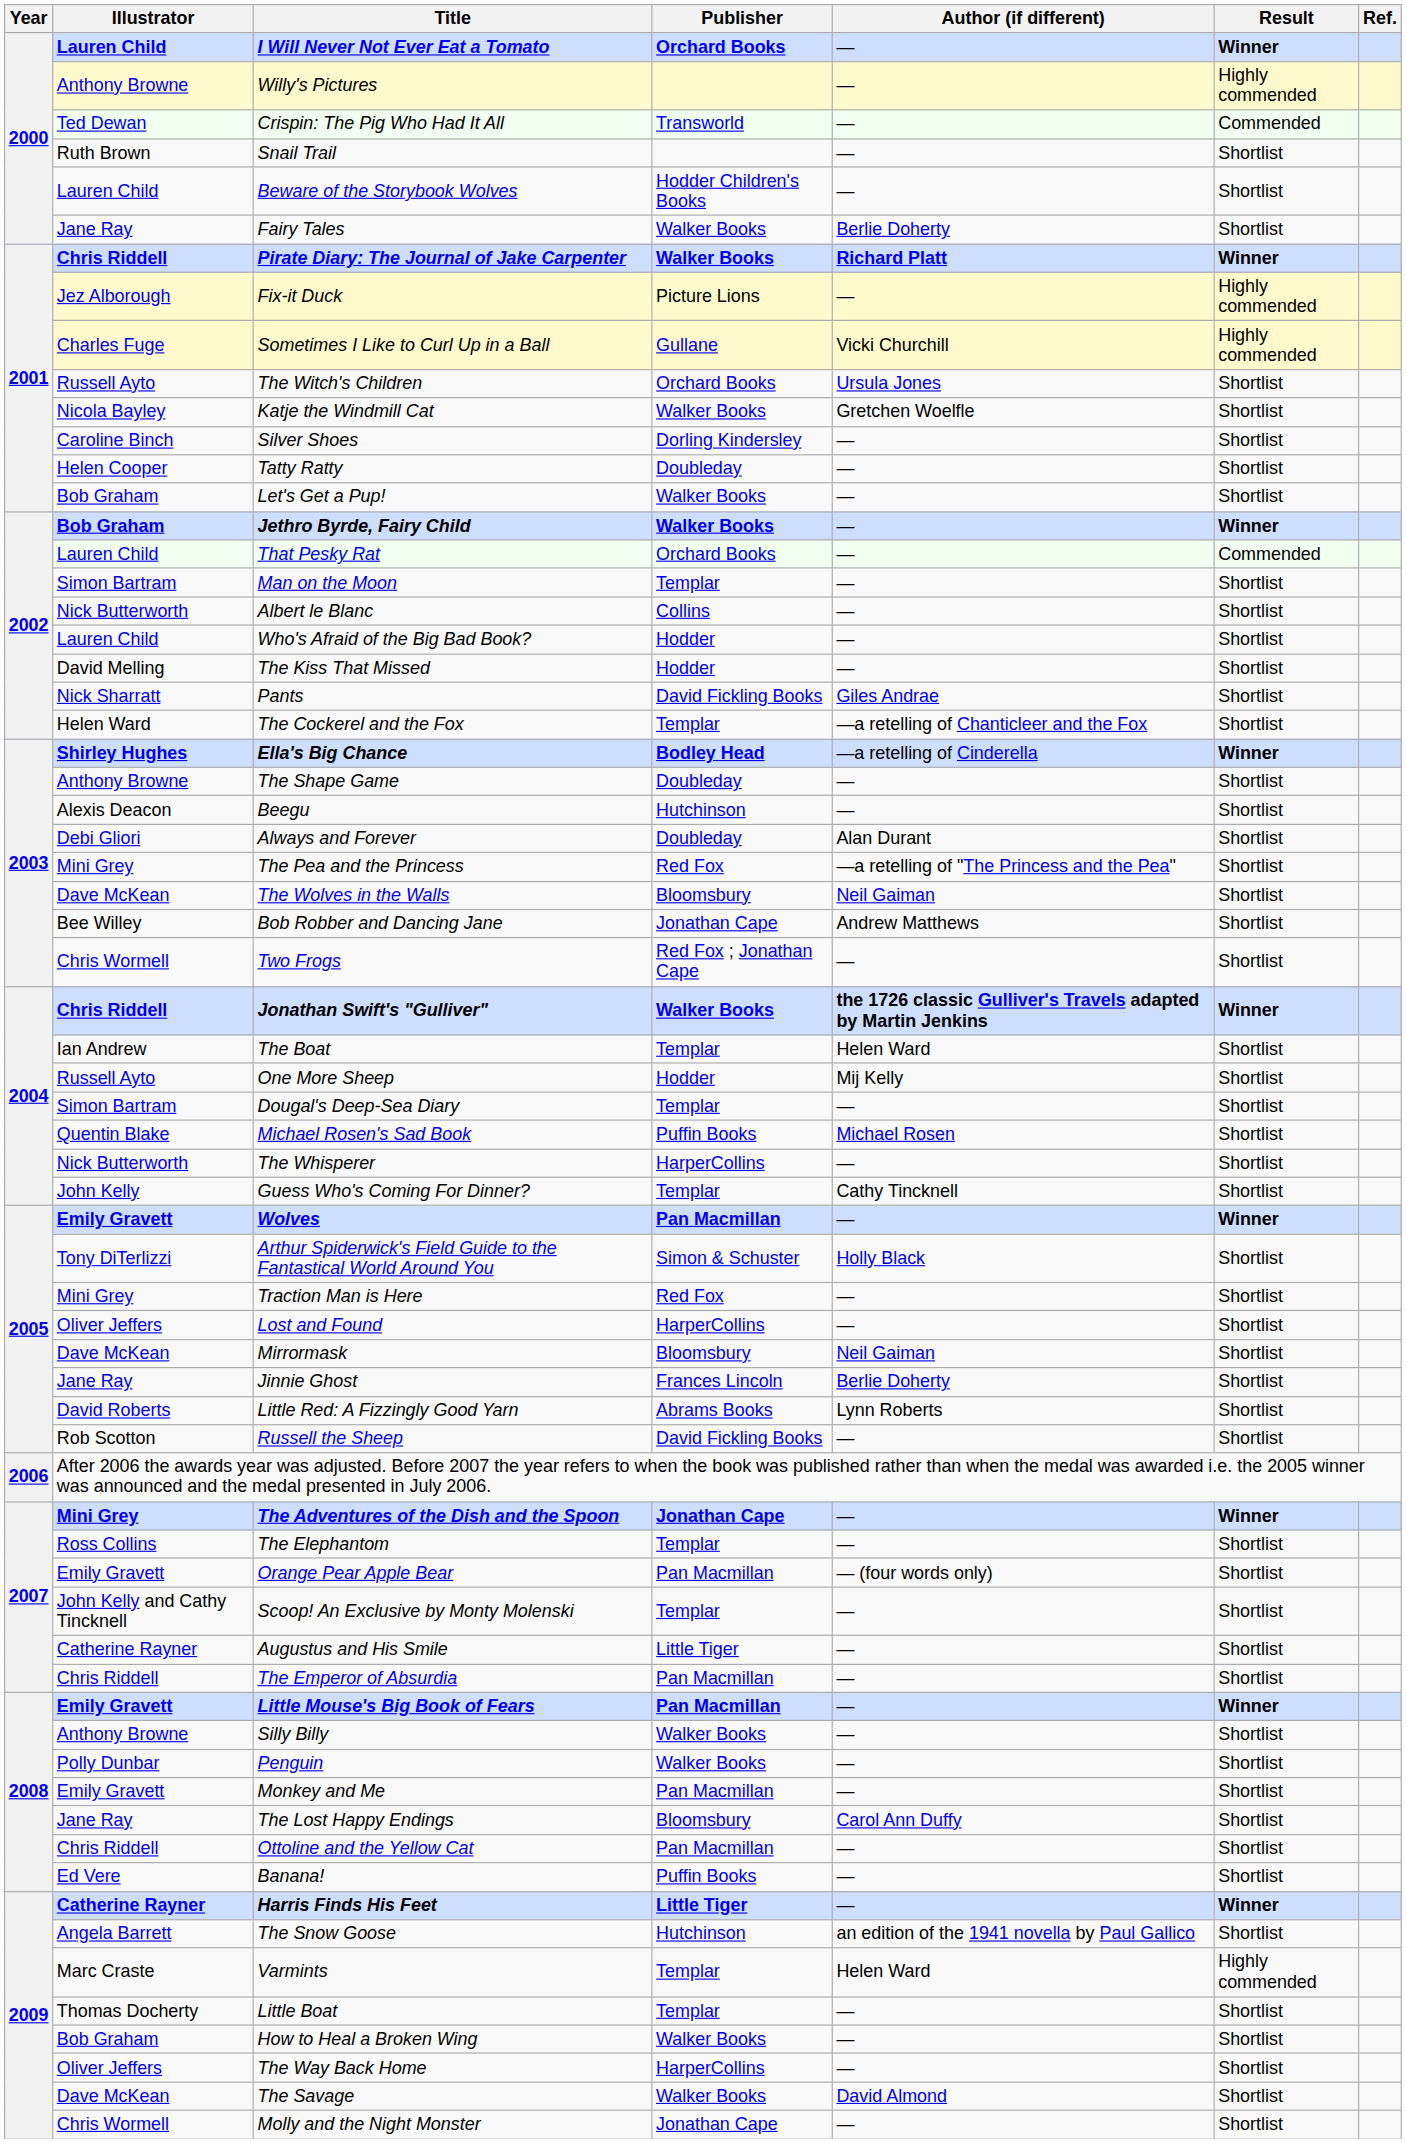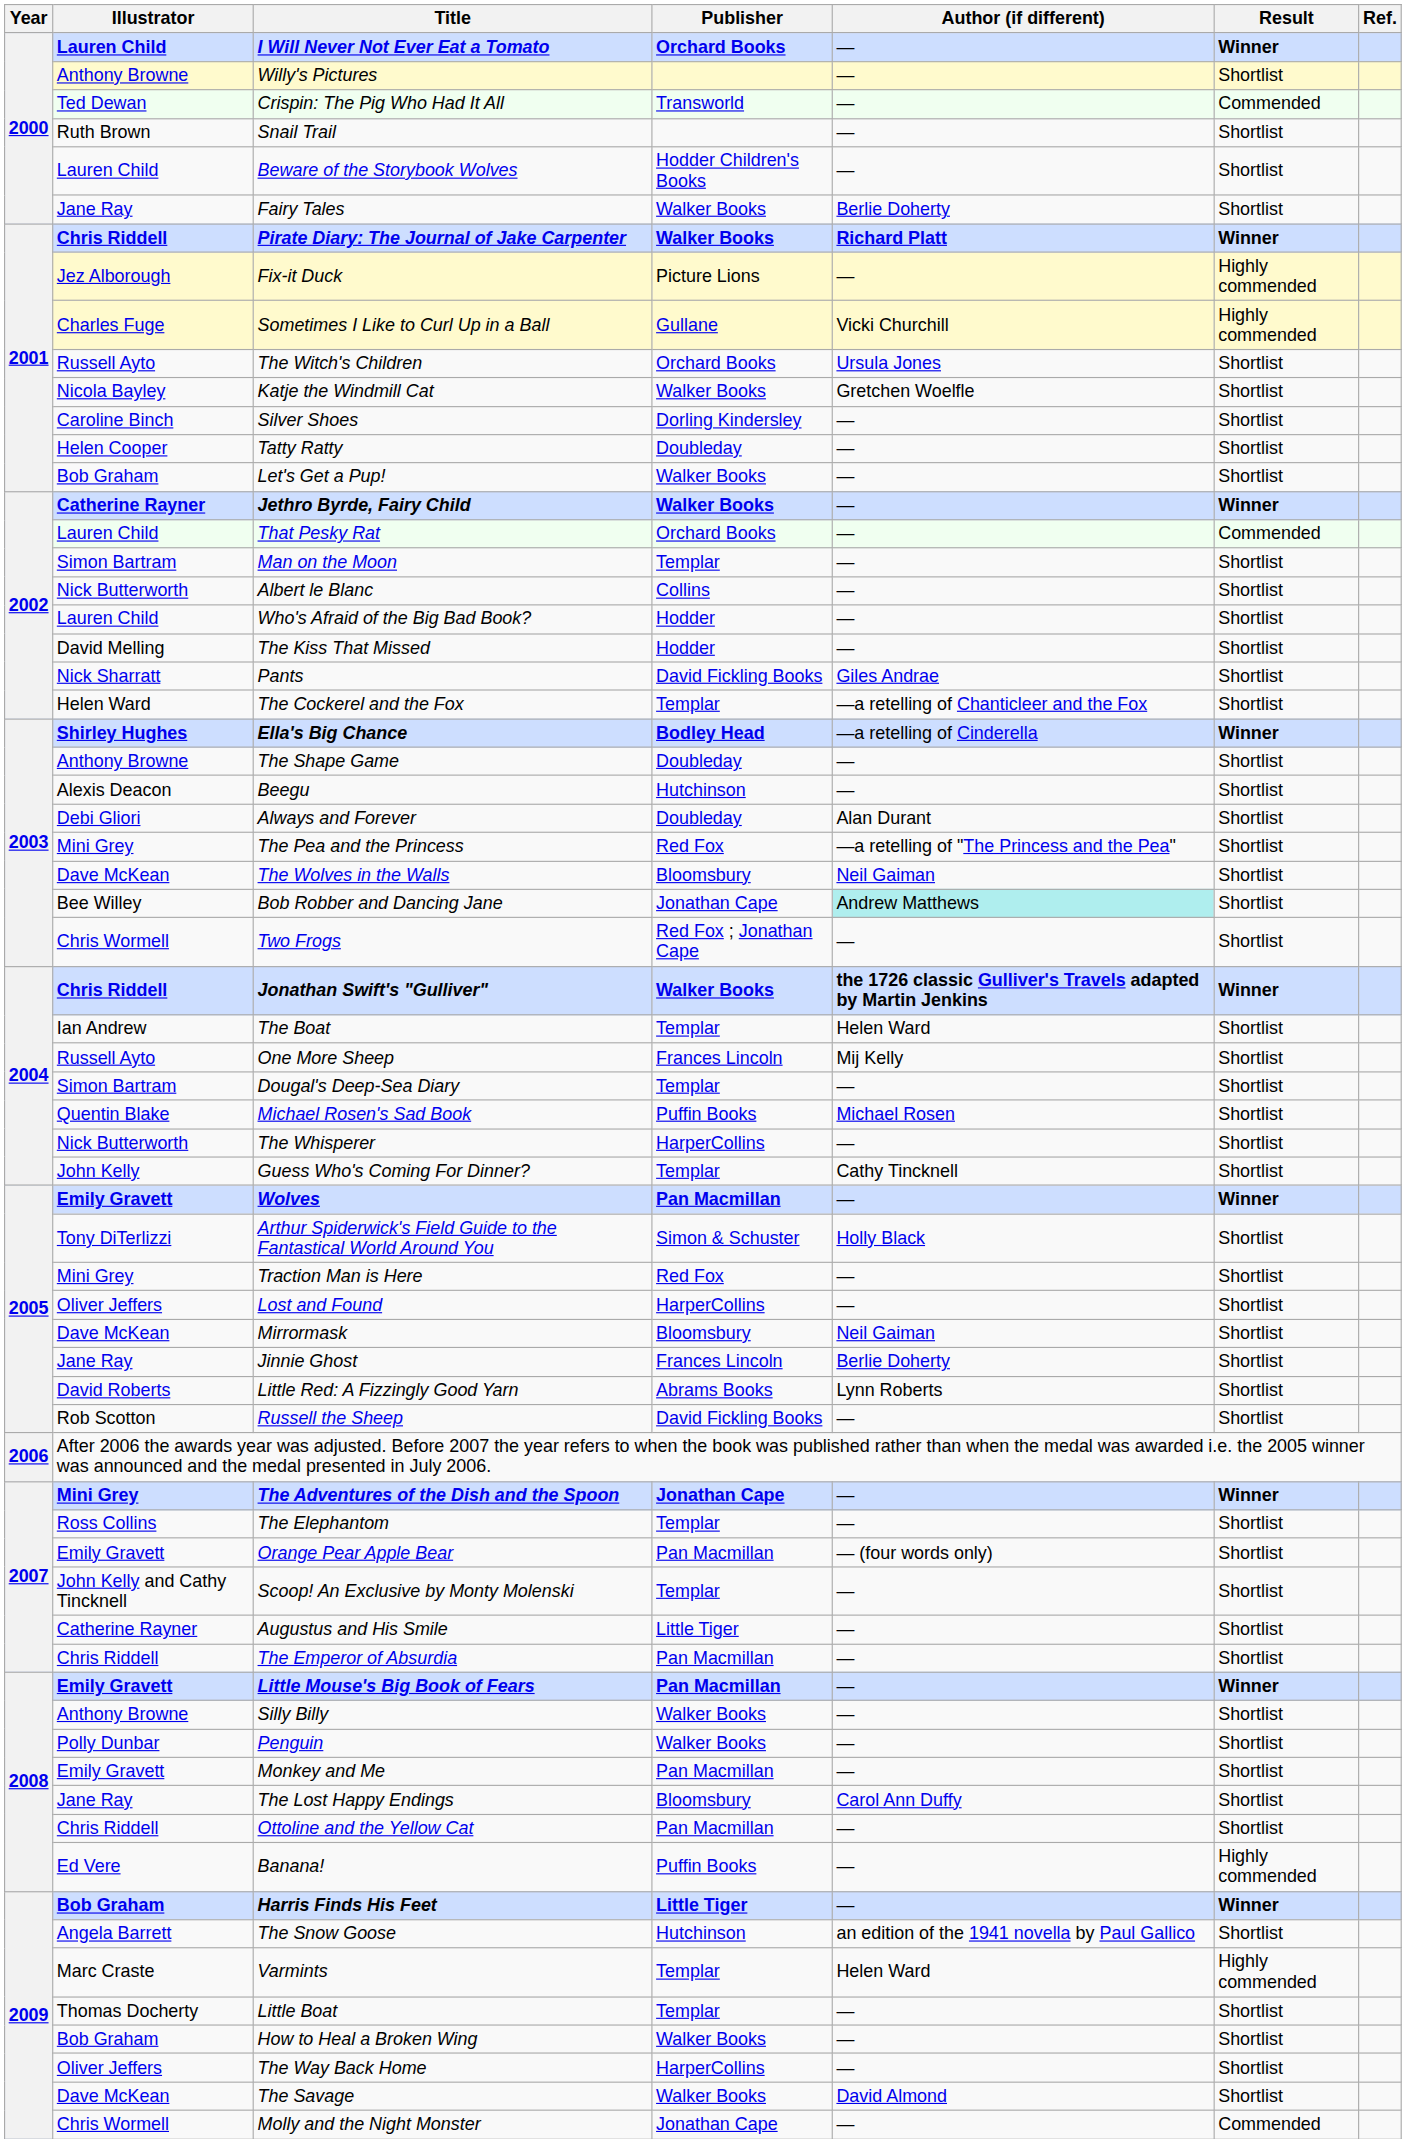(1267, 85) Highly commended -> (1251, 75) Shortlist
(111, 525) Bob Graham -> (131, 505) Catherine Rayner
(908, 923) no background -> (908, 903) paleturquoise background
(685, 1077) Hodder -> (719, 1057) Frances Lincoln
(1251, 1876) Shortlist -> (1267, 1866) Highly commended
(131, 1905) Catherine Rayner -> (111, 1905) Bob Graham
(1251, 2124) Shortlist -> (1269, 2124) Commended
